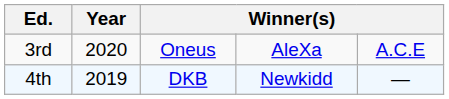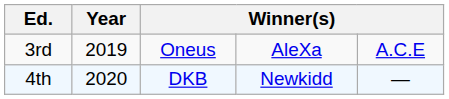(106, 49) 2020 -> (106, 49) 2019
(106, 79) 2019 -> (106, 79) 2020
